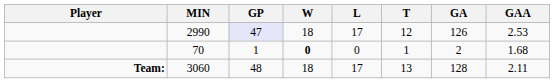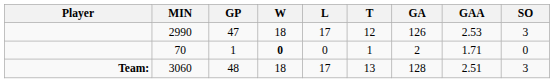+ column: (525, 13)
(256, 31) lavender background -> (233, 31) no background
(518, 50) 1.68 -> (472, 50) 1.71
(518, 68) 2.11 -> (472, 68) 2.51
